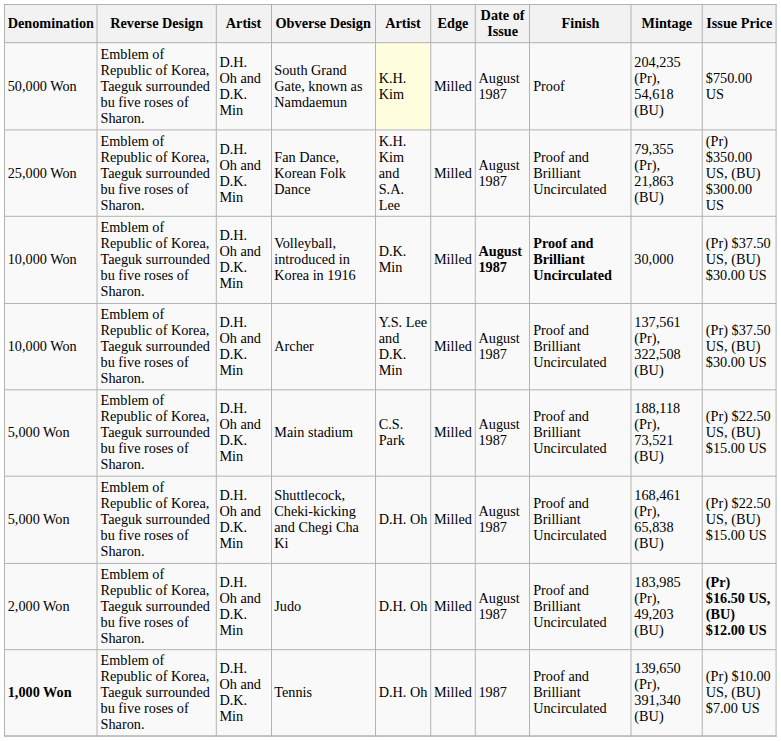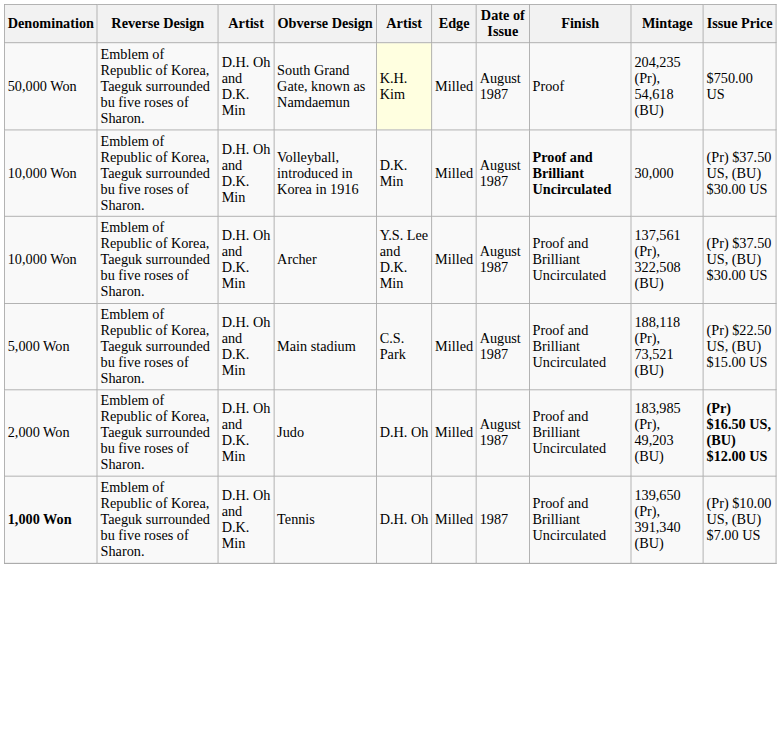- row: (310, 173)
(500, 259) bold -> (500, 173) normal
- row: (317, 519)
